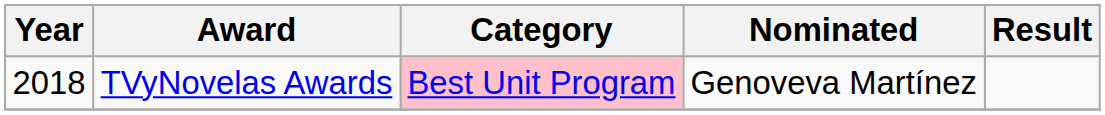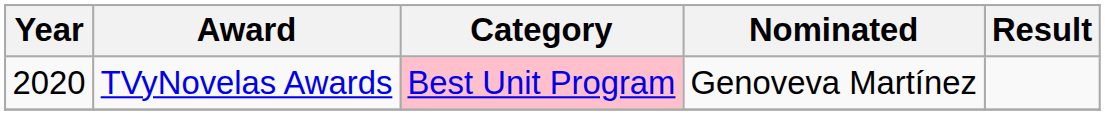(49, 82) 2018 -> (49, 82) 2020
